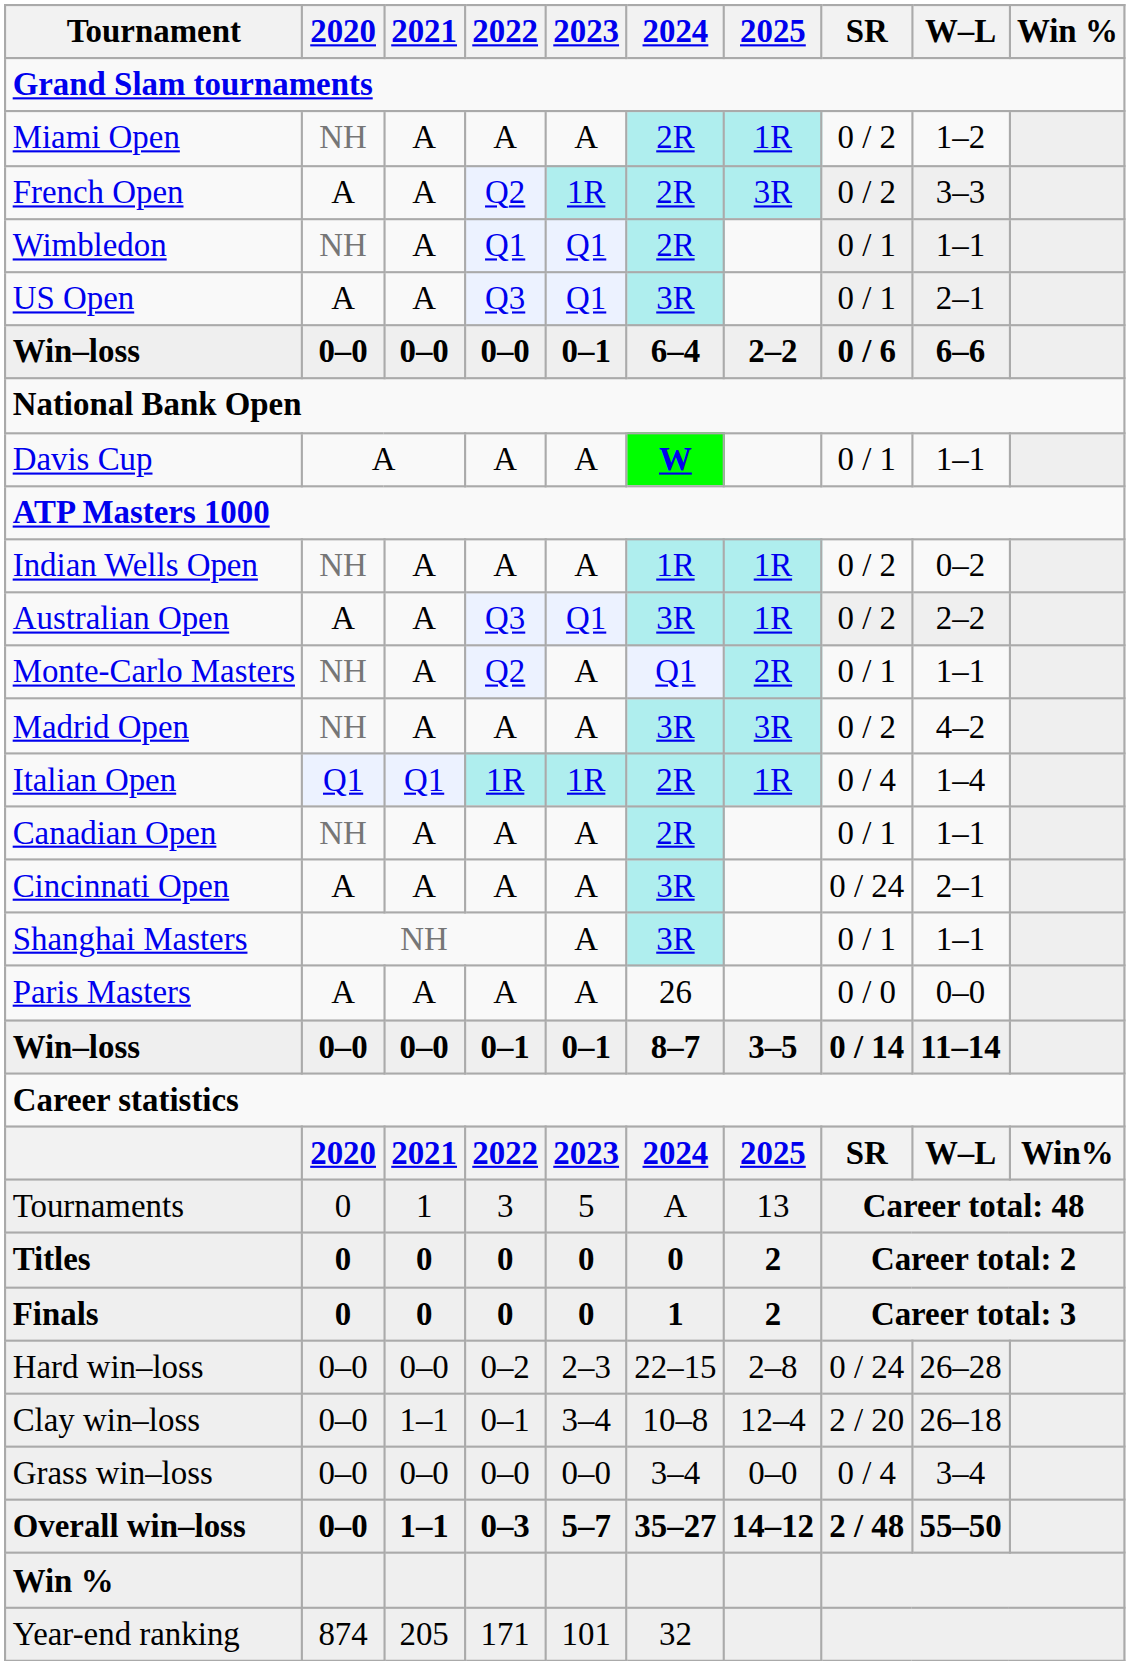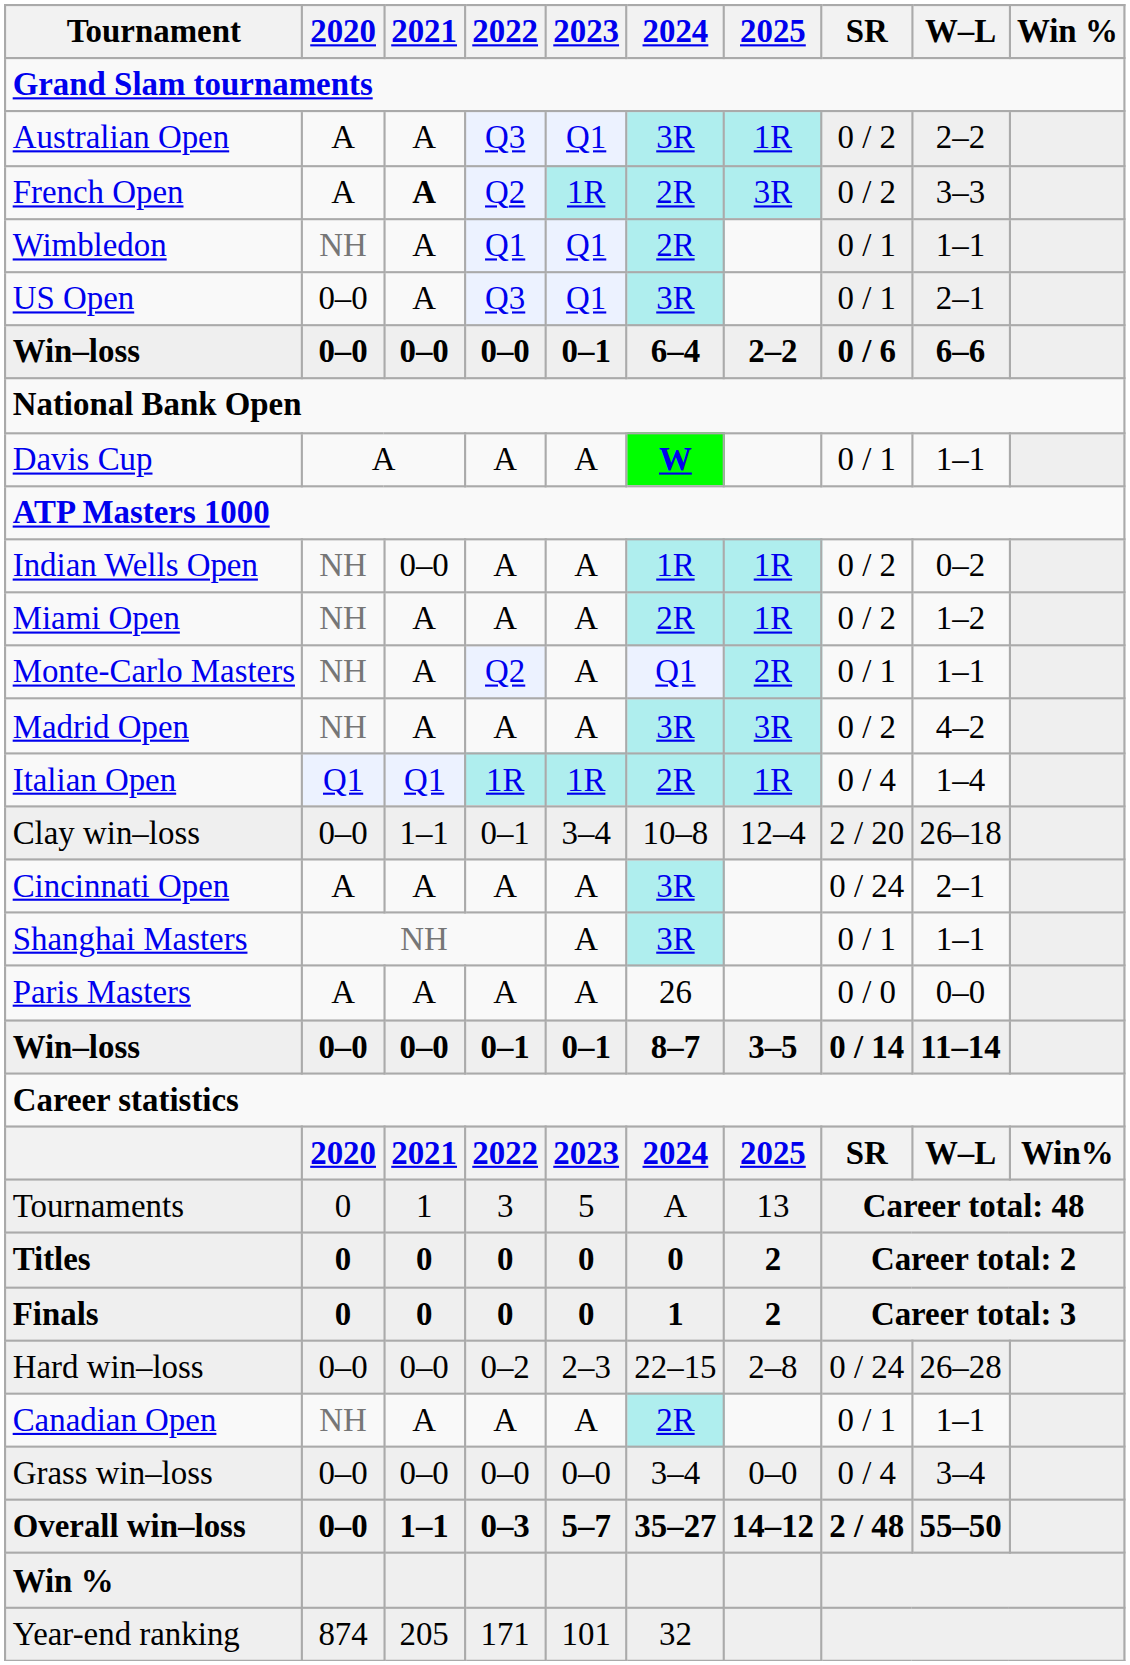rows swapped: (121, 618) <-> (96, 137)
(424, 190) normal -> (424, 190) bold
(343, 297) A -> (343, 297) 0–0
(424, 564) A -> (424, 564) 0–0
rows swapped: (115, 831) <-> (106, 1419)
